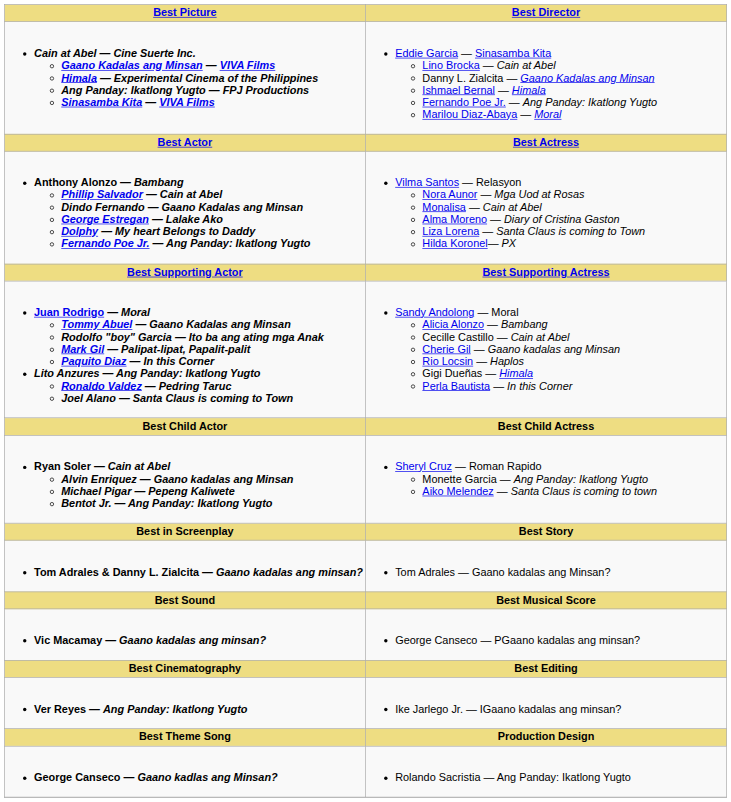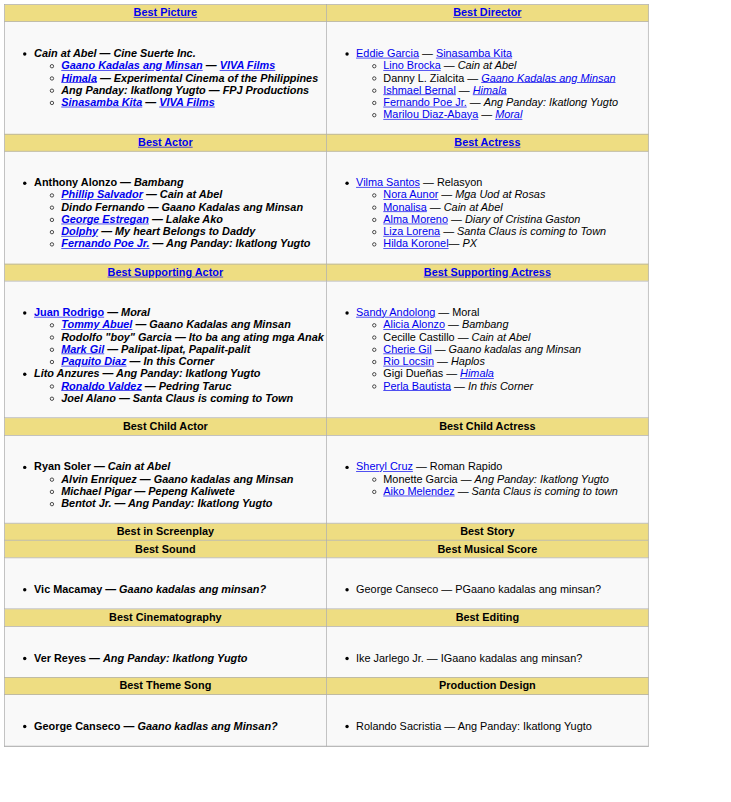- row: (185, 572)
